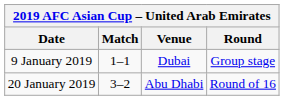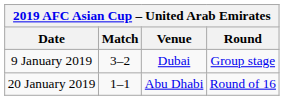(120, 61) 1–1 -> (120, 61) 3–2
(120, 83) 3–2 -> (120, 83) 1–1
